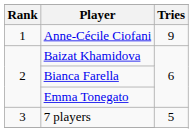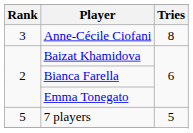(23, 35) 1 -> (23, 35) 3
(171, 35) 9 -> (171, 35) 8
(23, 117) 3 -> (23, 117) 5
